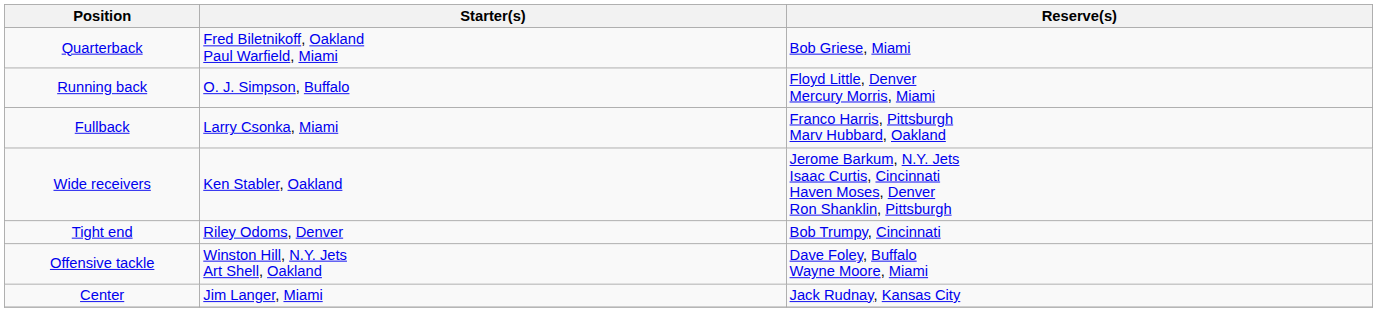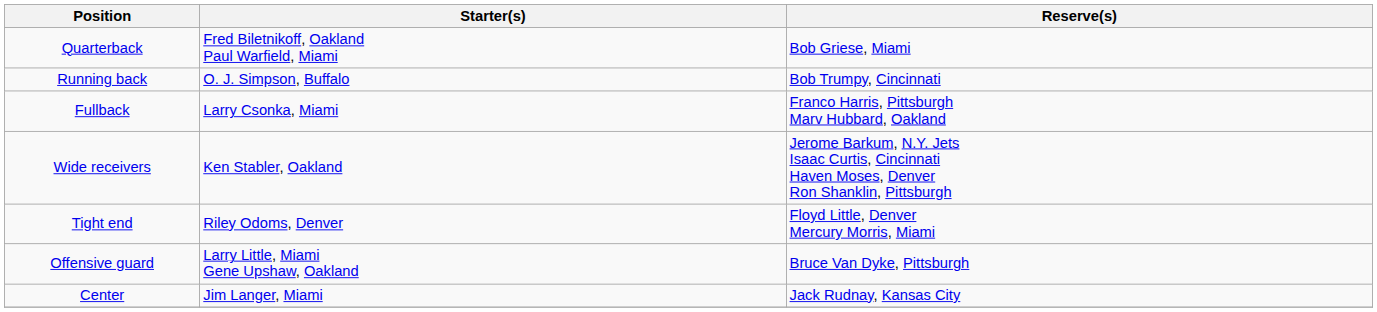(862, 87) Floyd Little, Denver Mercury Morris, Miami -> (865, 79) Bob Trumpy, Cincinnati
(865, 232) Bob Trumpy, Cincinnati -> (862, 223) Floyd Little, Denver Mercury Morris, Miami
- row: (102, 263)
+ row: (102, 263)
